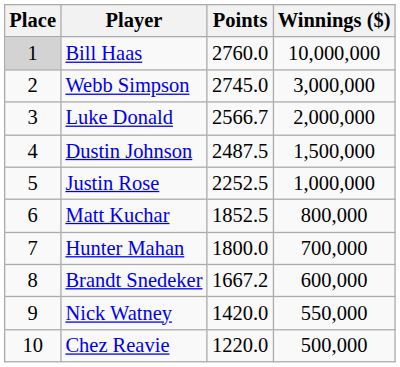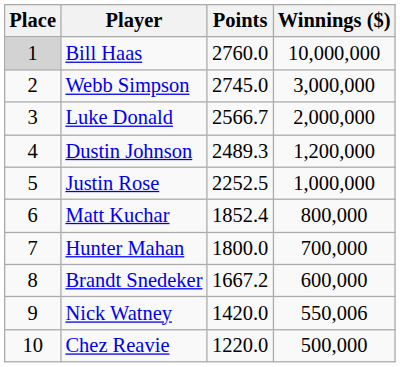(240, 150) 2487.5 -> (240, 150) 2489.3
(334, 150) 1,500,000 -> (334, 150) 1,200,000
(240, 215) 1852.5 -> (240, 215) 1852.4
(334, 313) 550,000 -> (334, 313) 550,006
